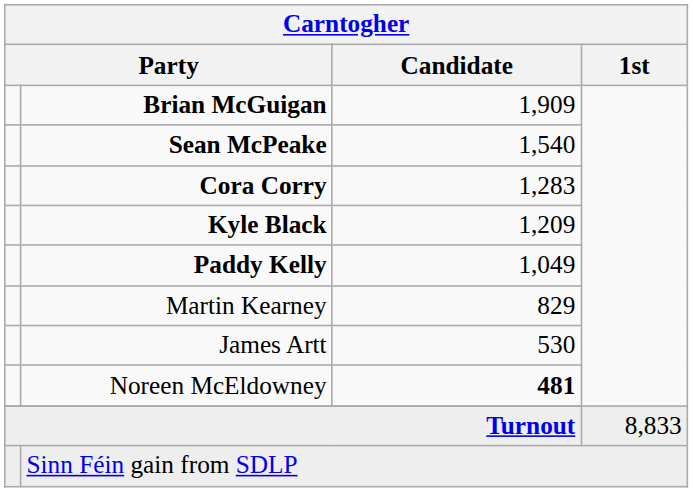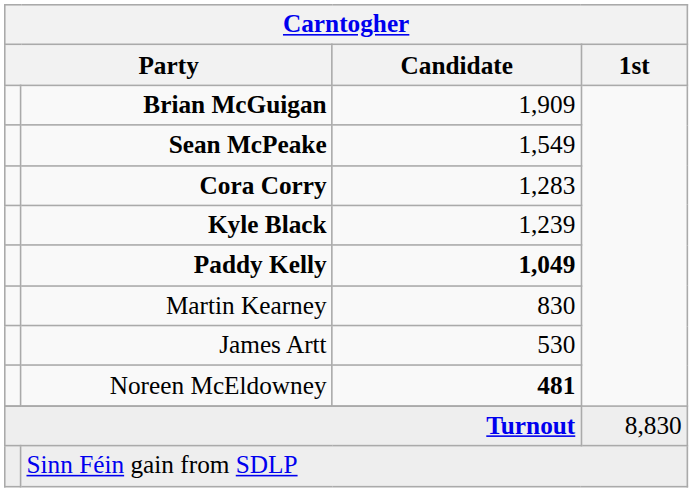(547, 144) 1,540 -> (547, 144) 1,549
(547, 225) 1,209 -> (547, 225) 1,239
(547, 265) normal -> (547, 265) bold
(556, 305) 829 -> (556, 305) 830
(653, 425) 8,833 -> (653, 425) 8,830
